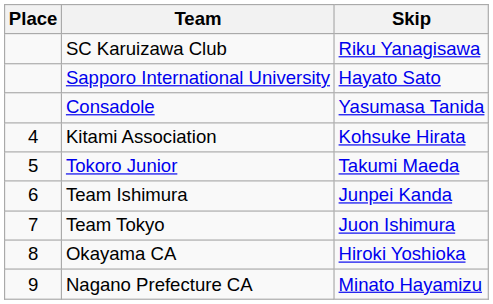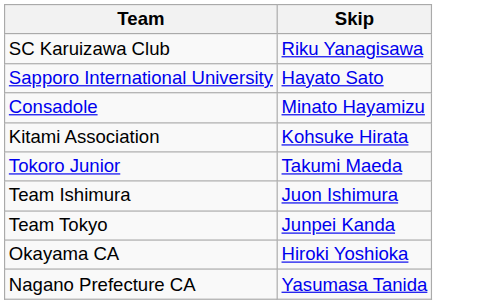- column: (33, 19)
(412, 107) Yasumasa Tanida -> (353, 107) Minato Hayamizu
(395, 195) Junpei Kanda -> (340, 195) Juon Ishimura
(397, 225) Juon Ishimura -> (338, 225) Junpei Kanda
(410, 284) Minato Hayamizu -> (354, 284) Yasumasa Tanida
